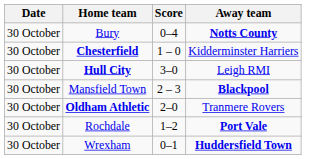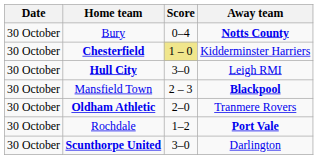(169, 51) no background -> (181, 51) khaki background
+ row: (113, 145)
- row: (107, 145)
